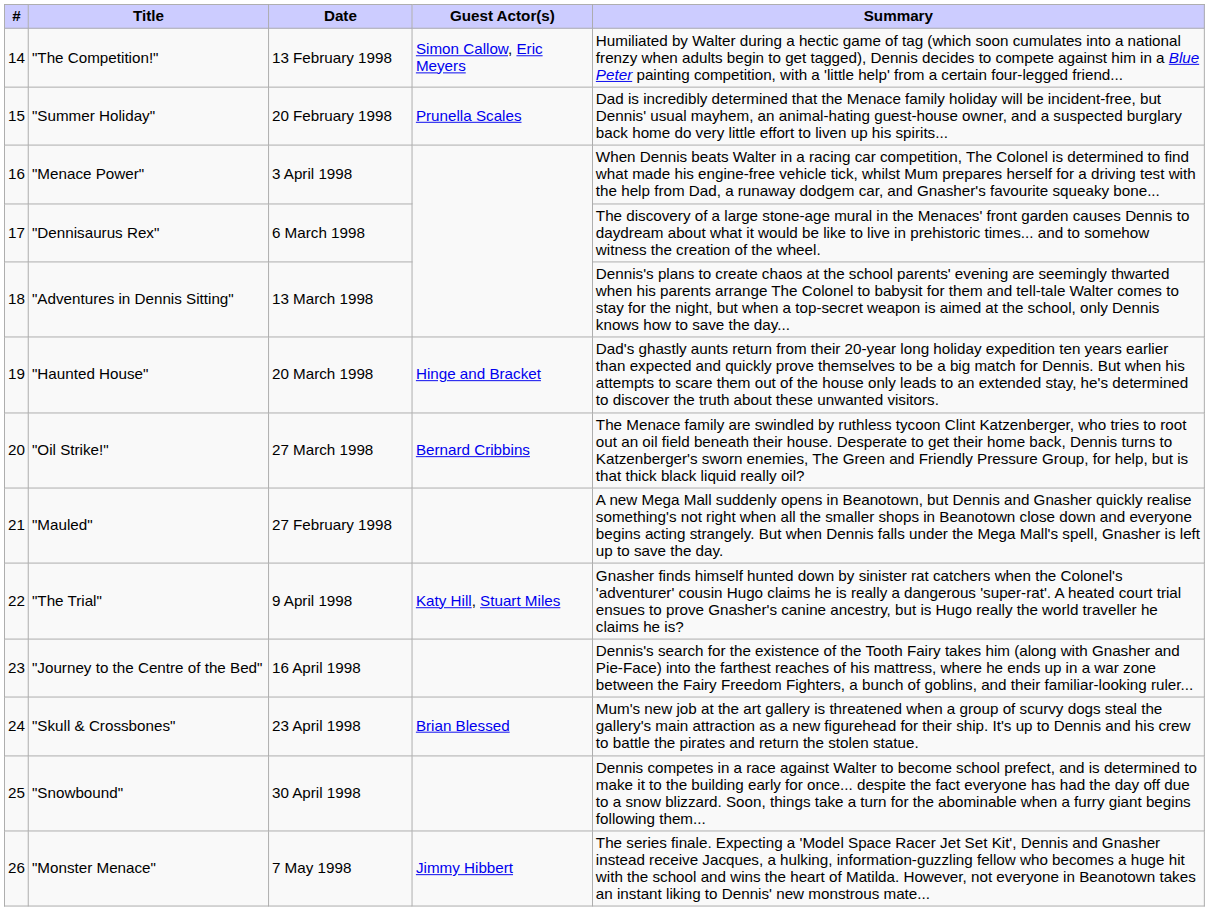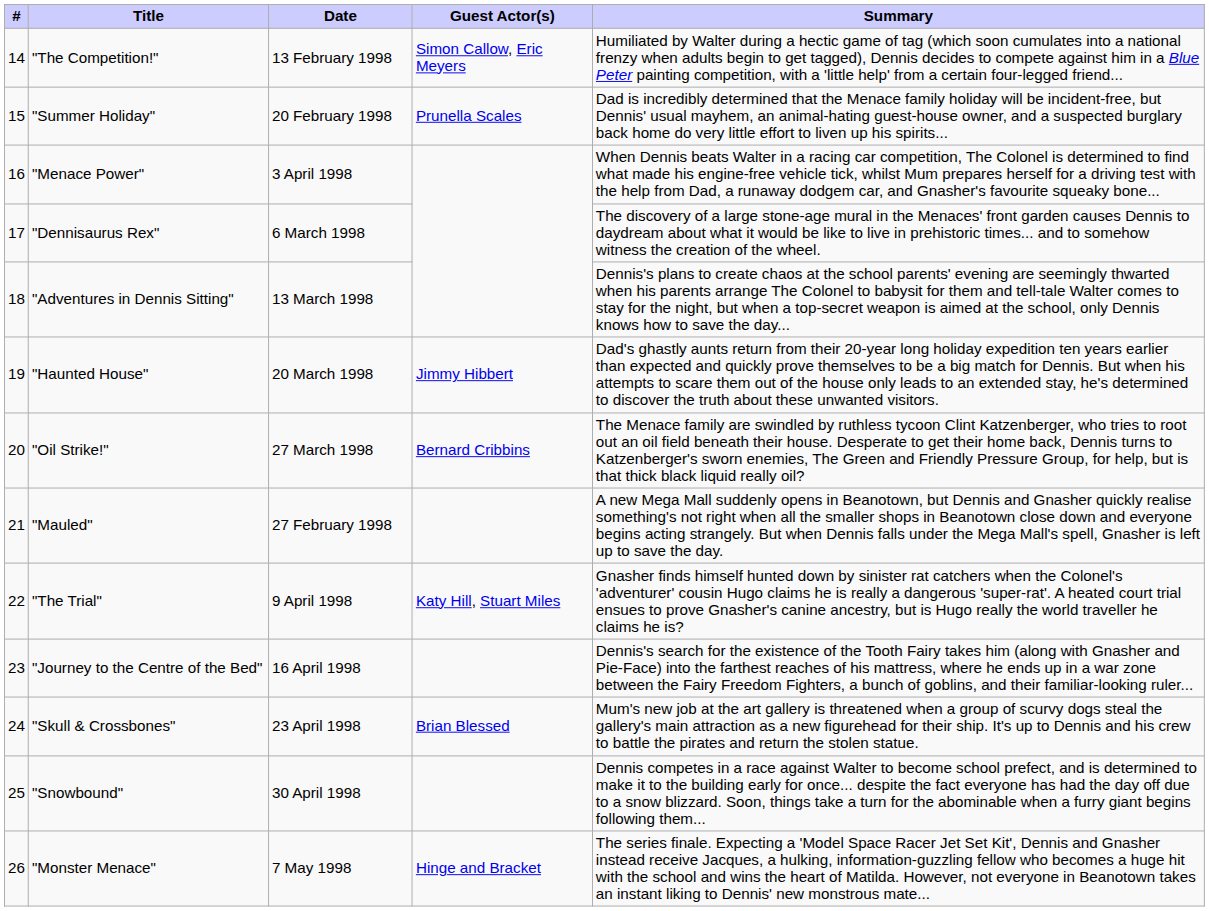(478, 374) Hinge and Bracket -> (464, 374) Jimmy Hibbert
(464, 868) Jimmy Hibbert -> (478, 868) Hinge and Bracket
